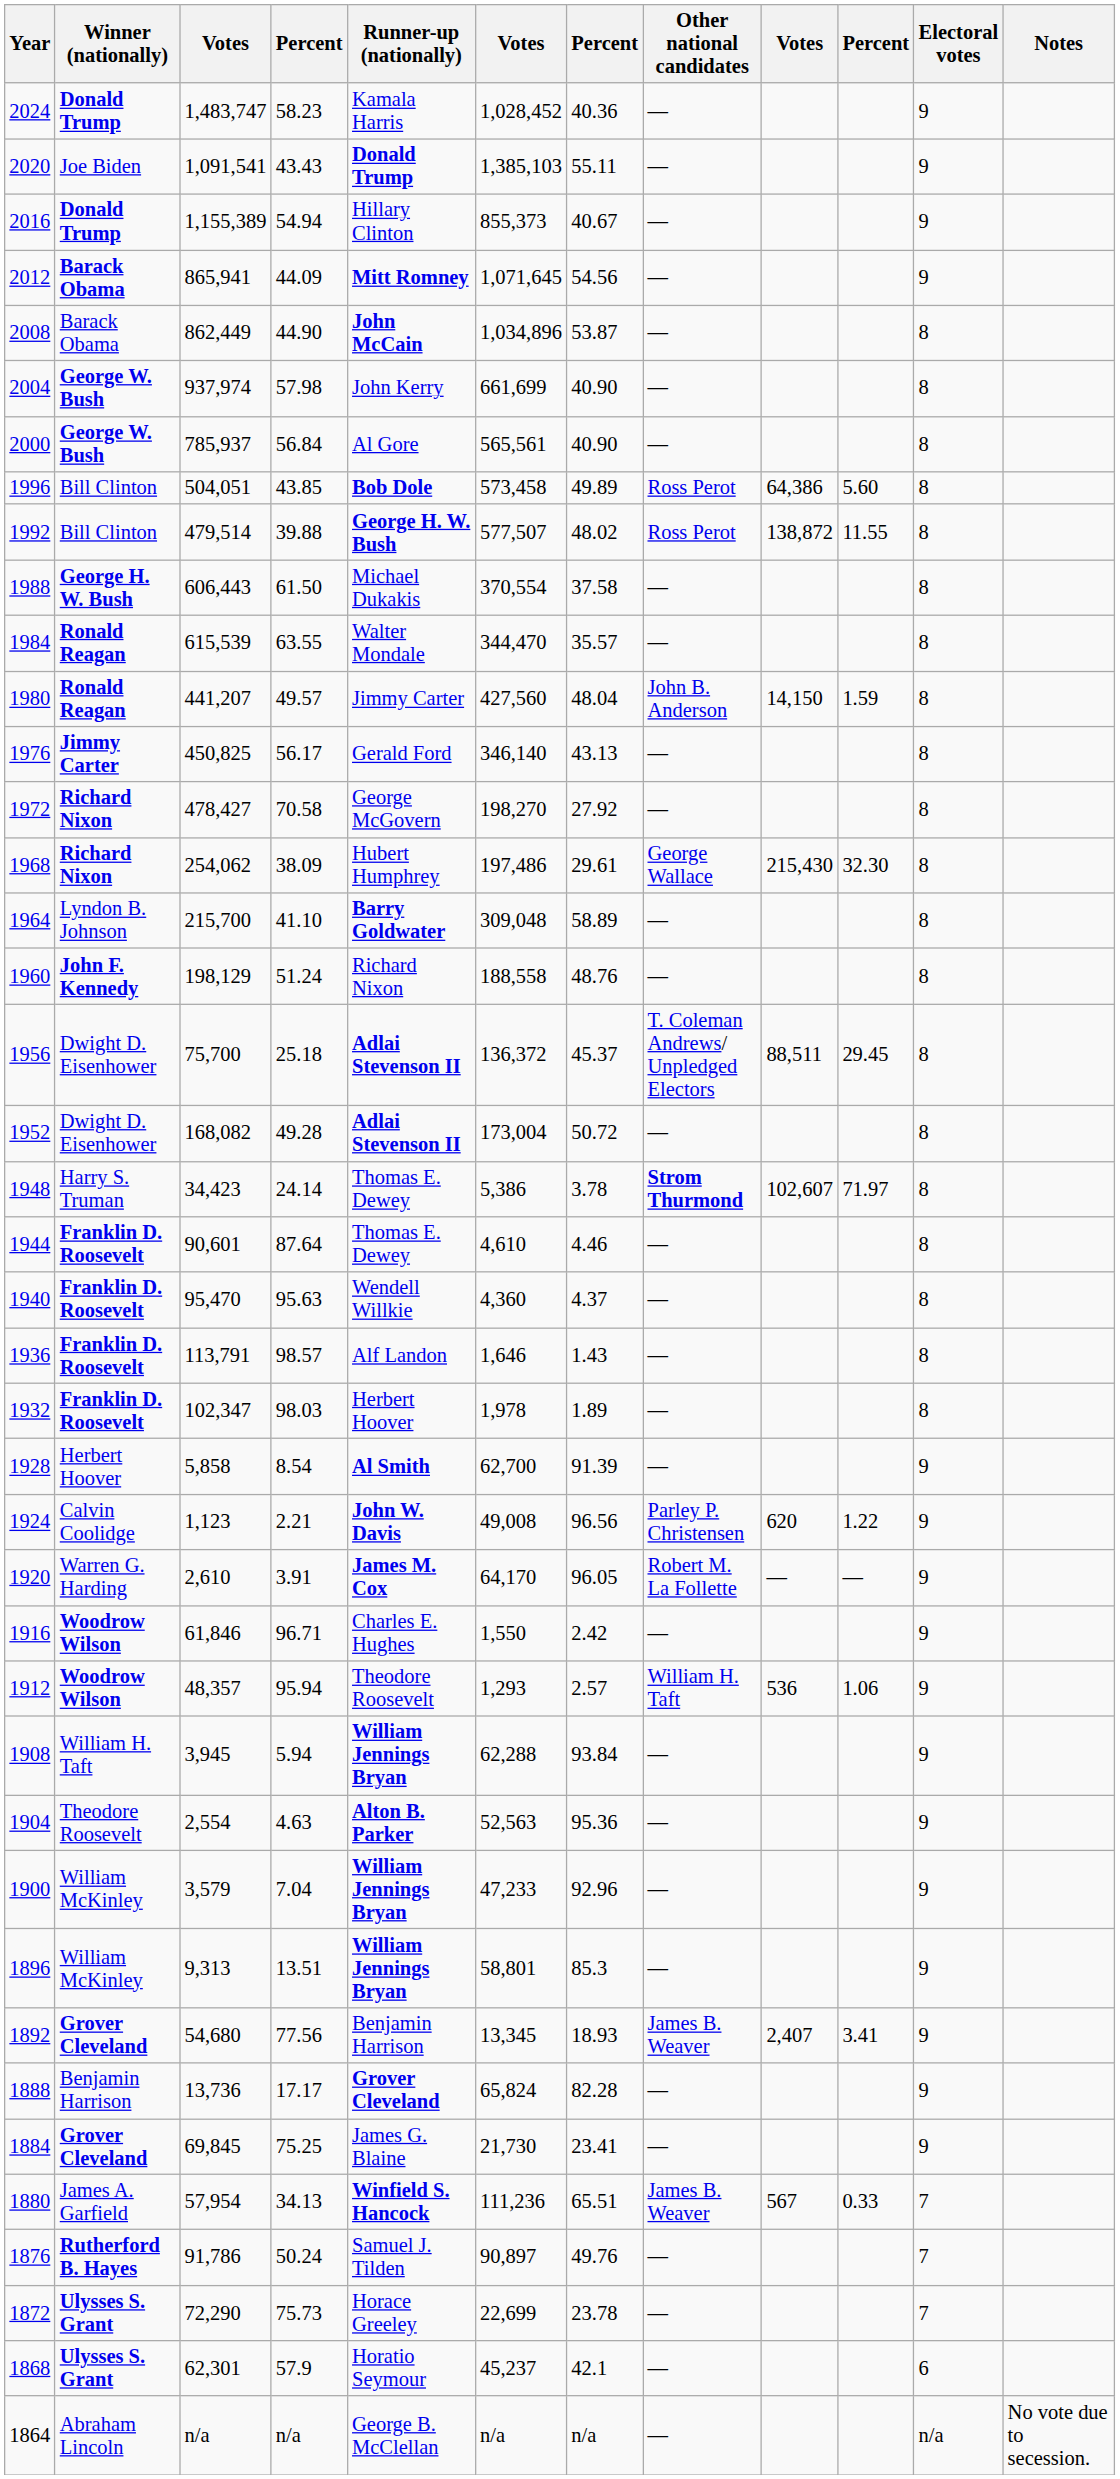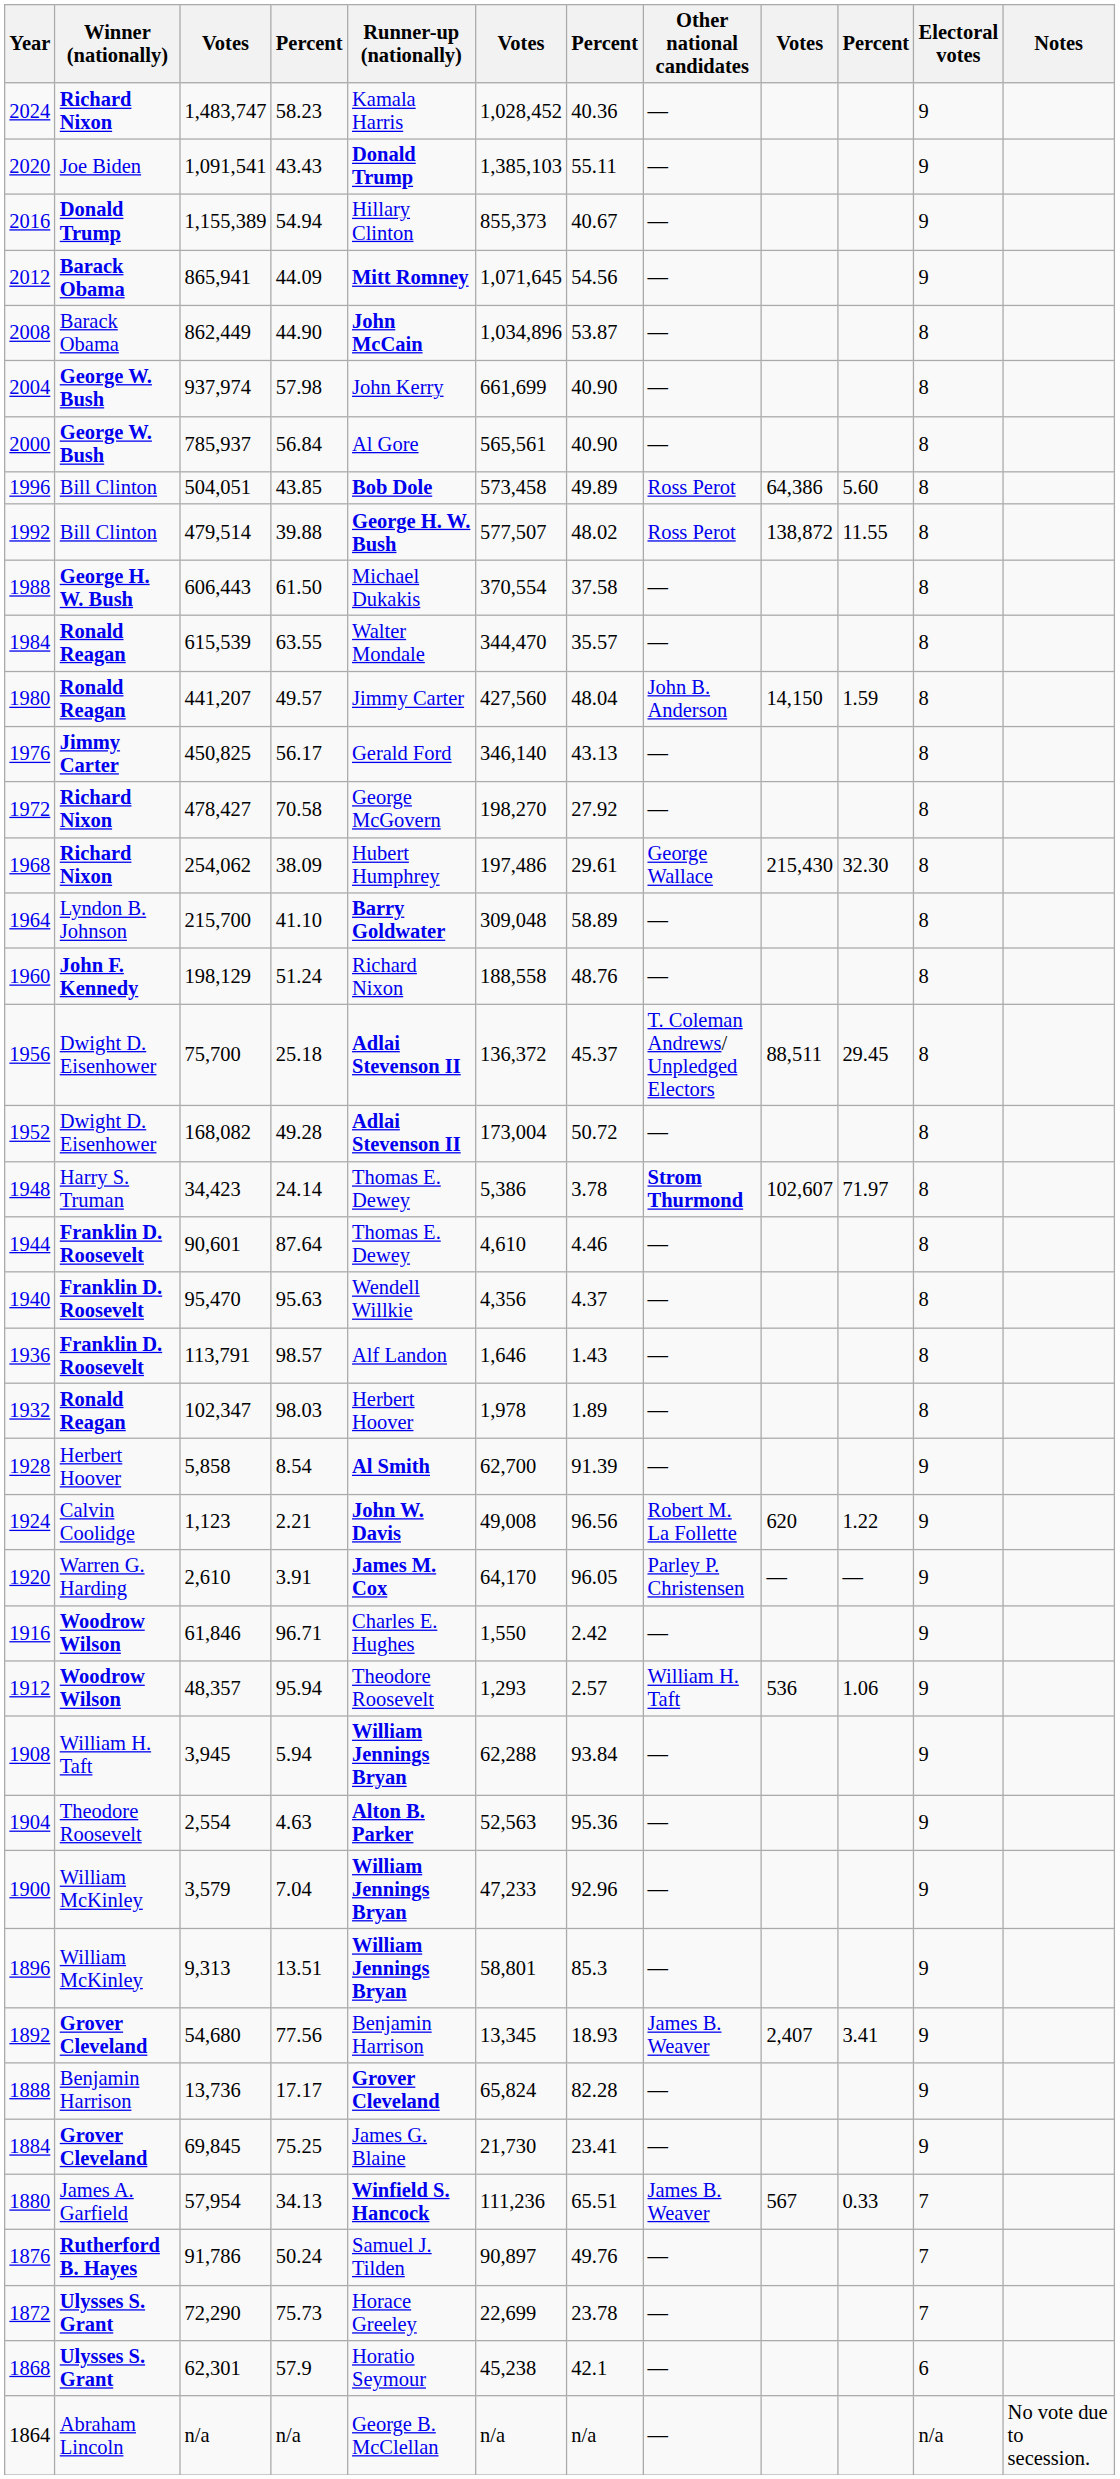(92, 110) Donald Trump -> (96, 110) Richard Nixon
(503, 1299) 4,360 -> (503, 1299) 4,356
(111, 1410) Franklin D. Roosevelt -> (93, 1410) Ronald Reagan
(696, 1521) Parley P. Christensen -> (692, 1521) Robert M. La Follette
(692, 1577) Robert M. La Follette -> (696, 1577) Parley P. Christensen
(508, 2368) 45,237 -> (508, 2368) 45,238
